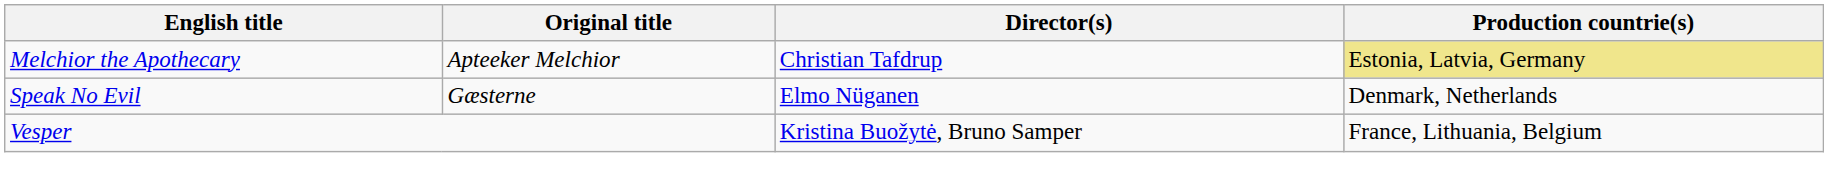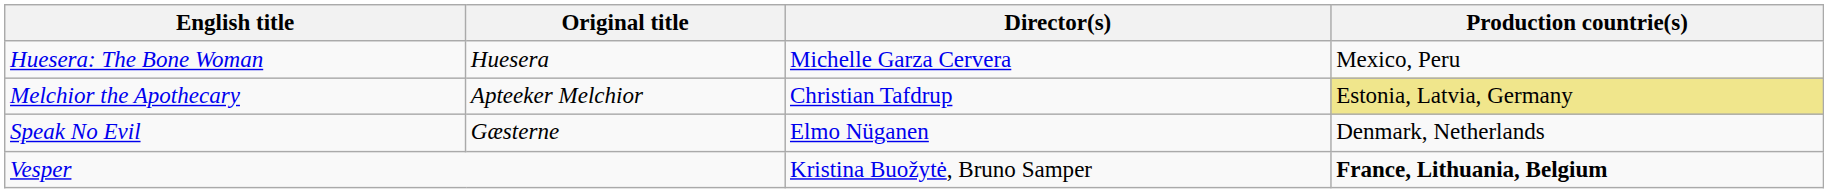+ row: (137, 59)
(1475, 132) normal -> (1472, 168) bold
